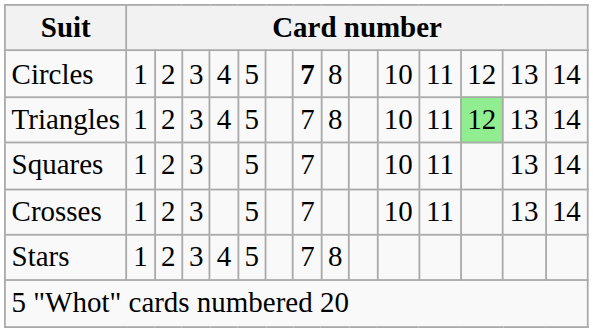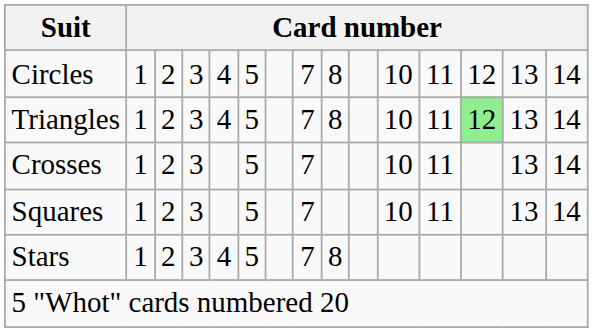(307, 73) bold -> (307, 73) normal
rows swapped: (57, 211) <-> (57, 165)
